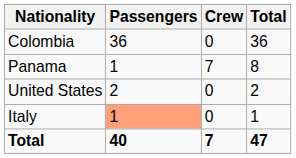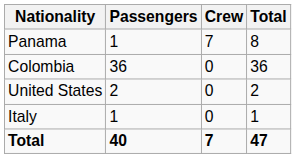rows swapped: (41, 41) <-> (37, 66)
(114, 116) lightsalmon background -> (114, 116) no background
